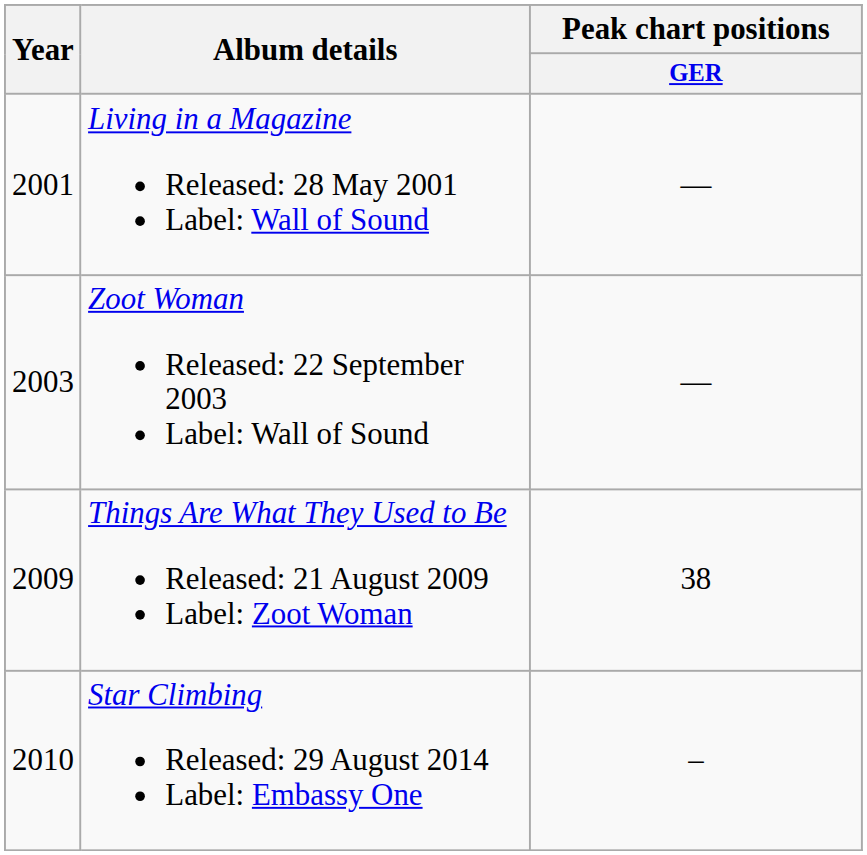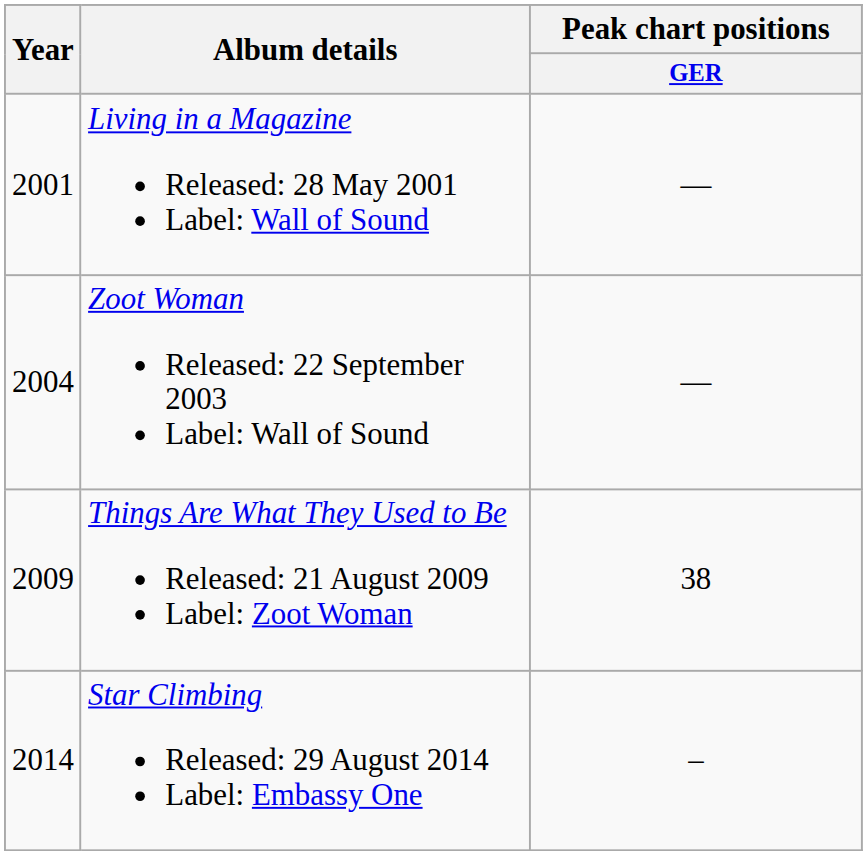(43, 381) 2003 -> (43, 381) 2004
(43, 759) 2010 -> (43, 759) 2014
